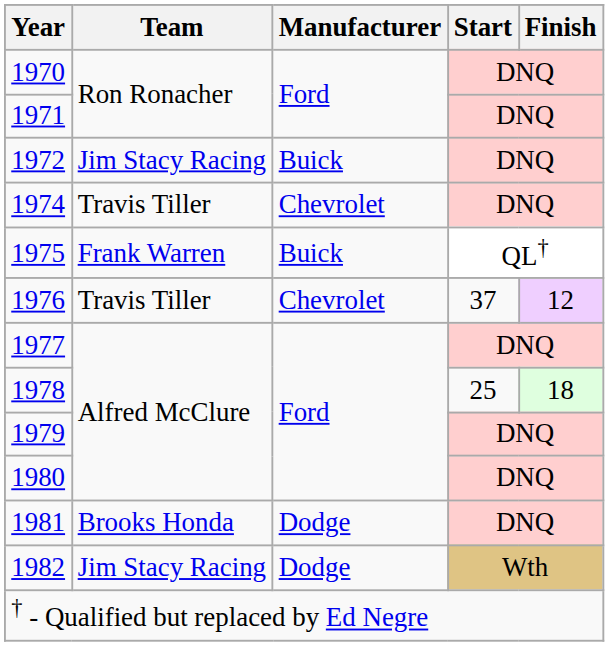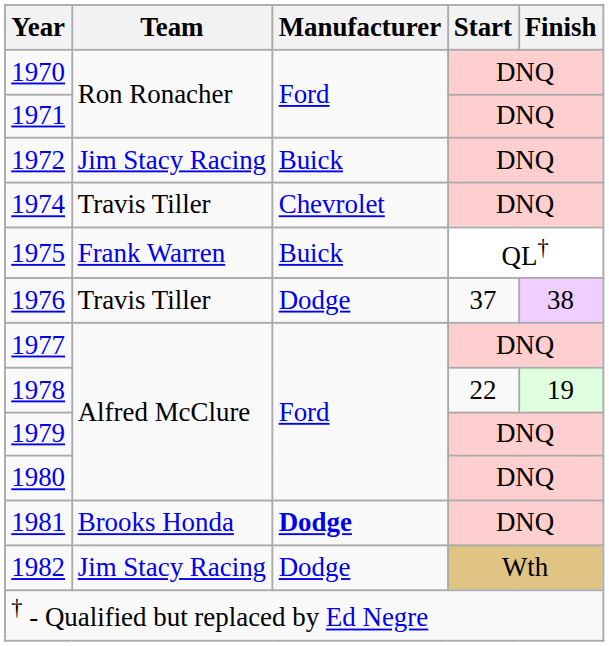(332, 300) Chevrolet -> (315, 300) Dodge
(561, 300) 12 -> (561, 300) 38
(483, 389) 25 -> (483, 389) 22
(561, 389) 18 -> (561, 389) 19
(315, 522) normal -> (315, 522) bold
